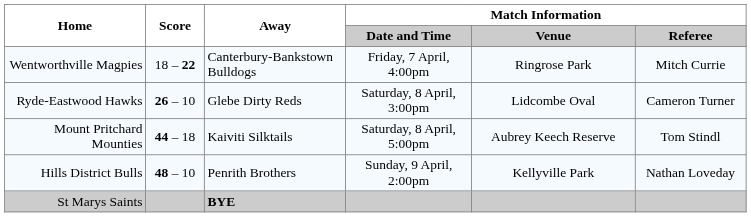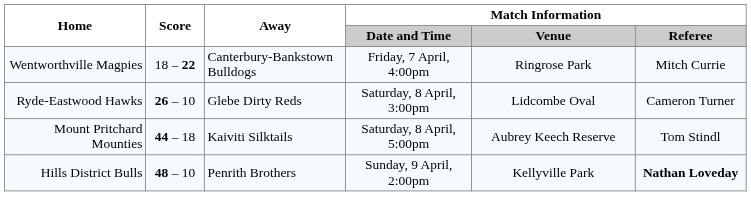(690, 172) normal -> (690, 172) bold
- row: (100, 201)
